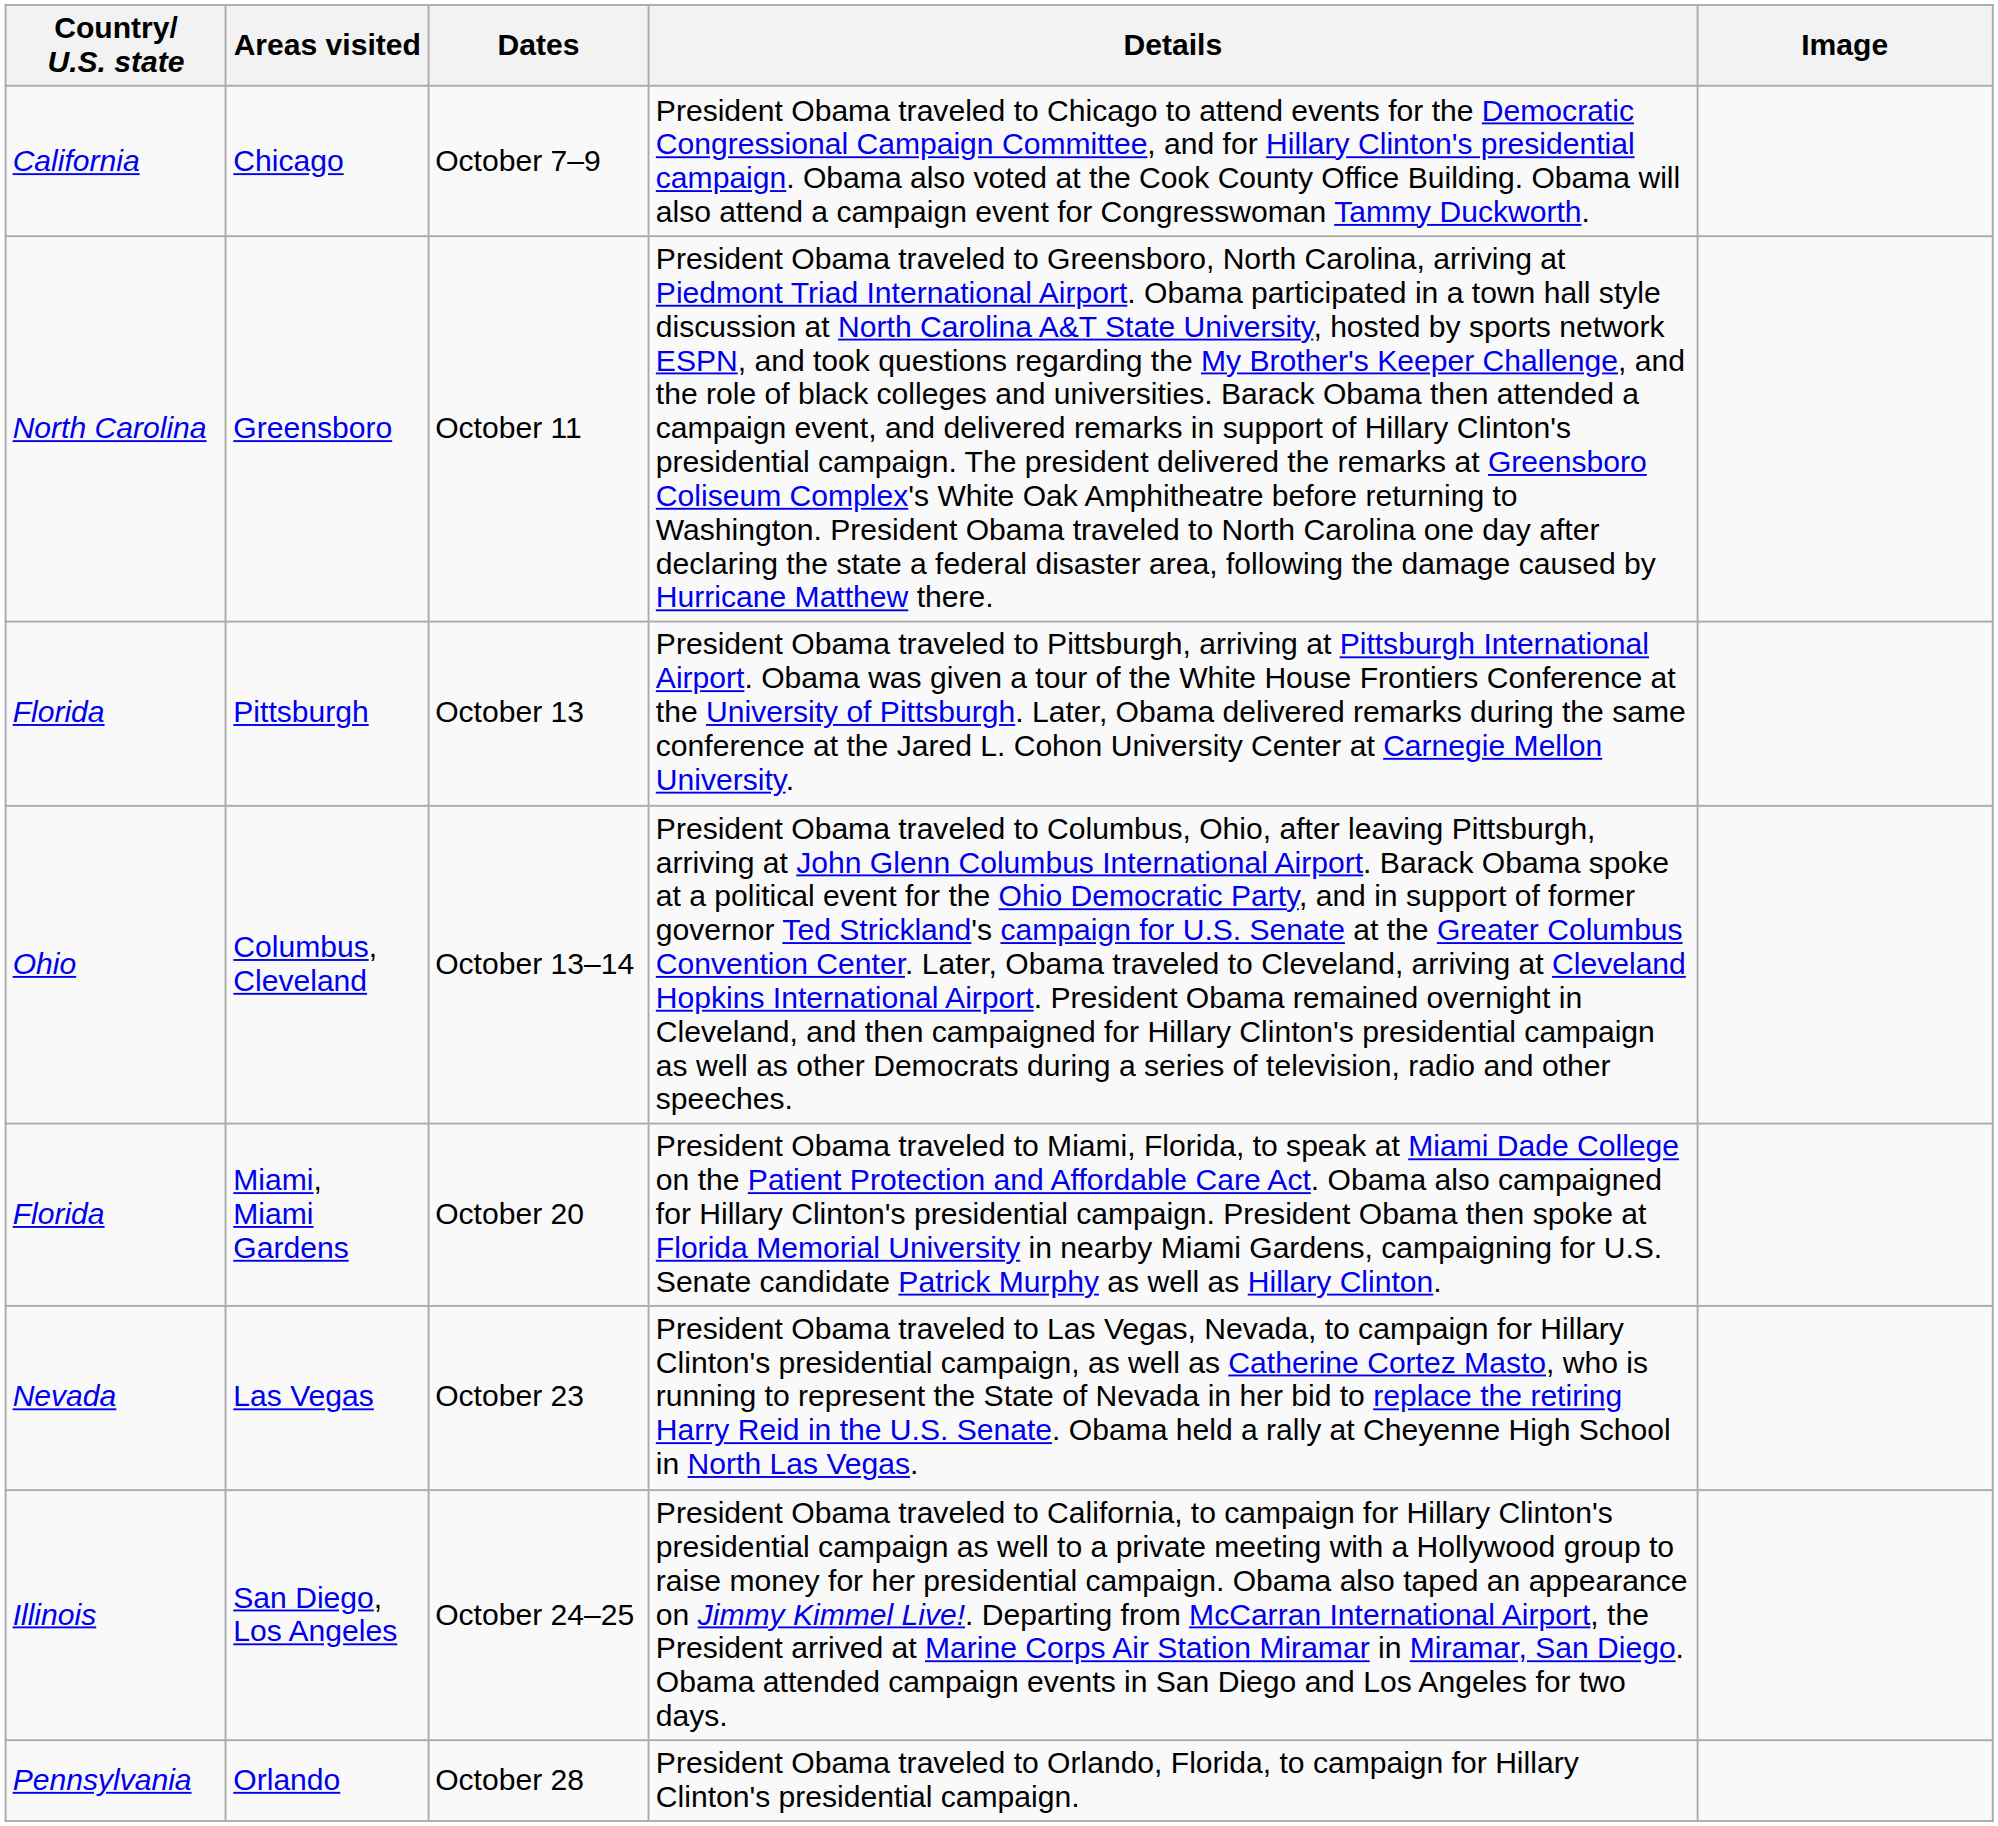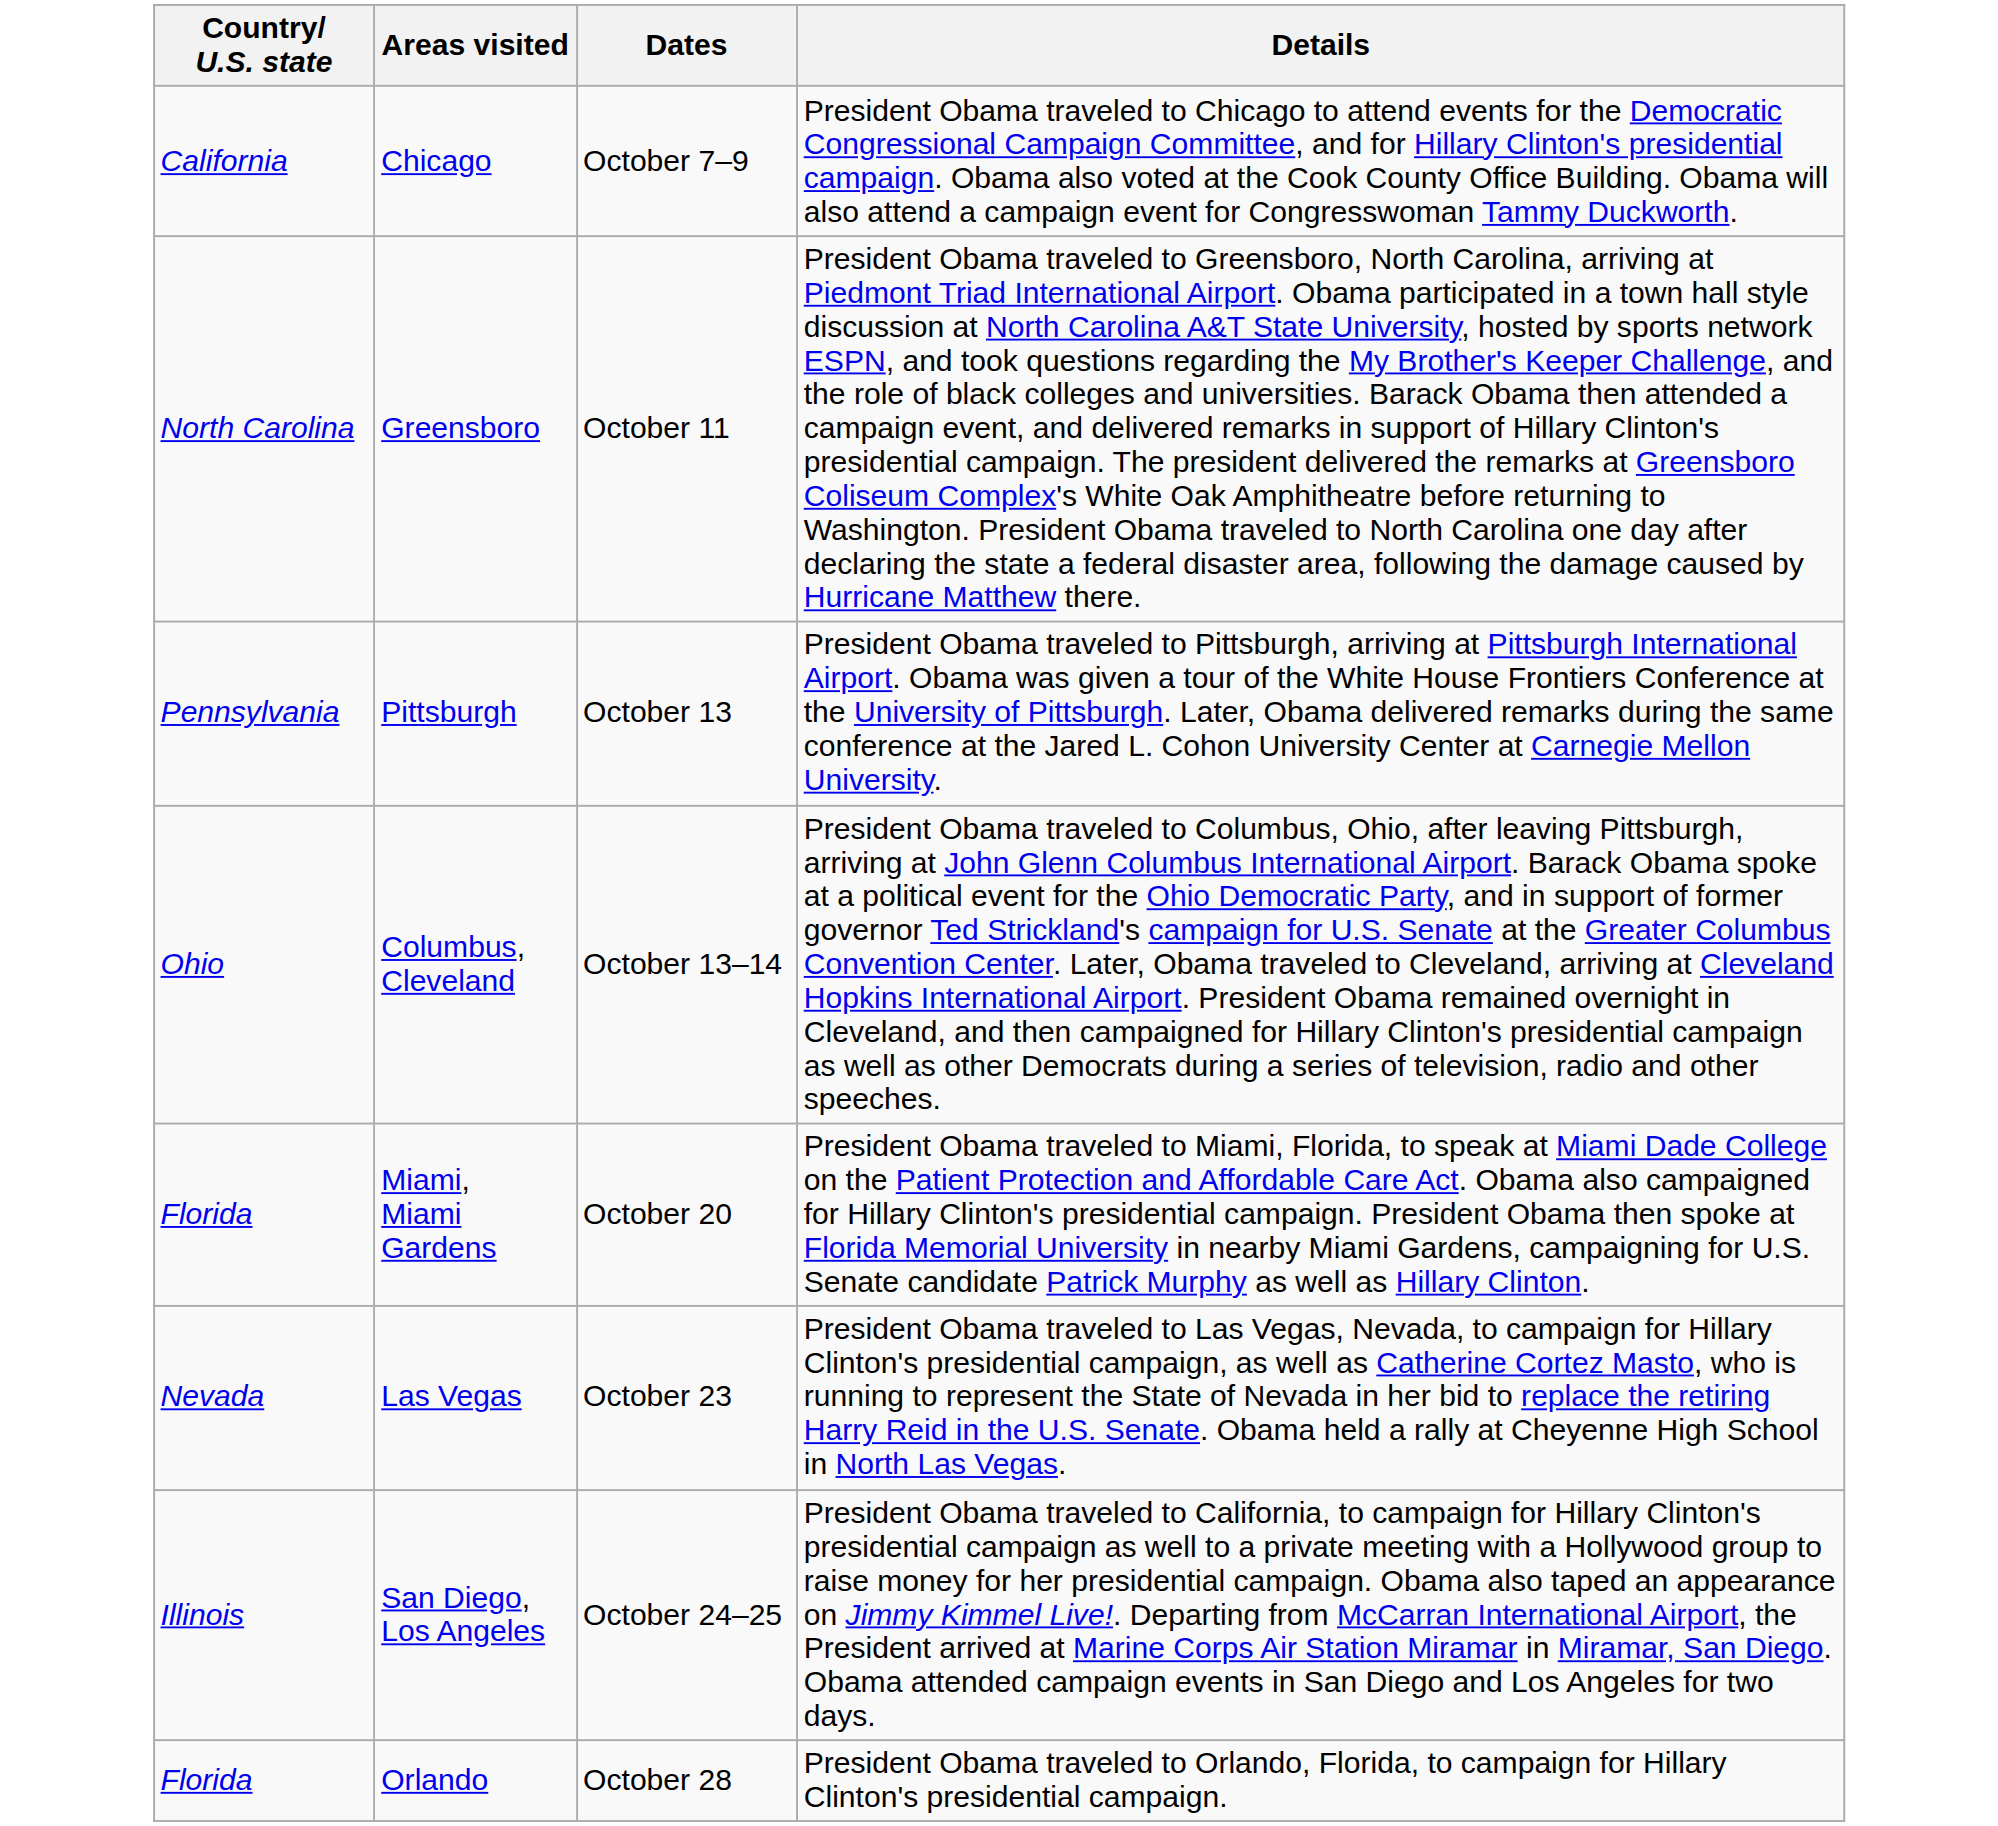- column: (1845, 45)
(59, 712) Florida -> (250, 712) Pennsylvania
(102, 1780) Pennsylvania -> (207, 1780) Florida
